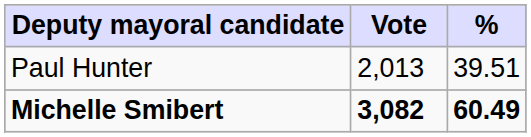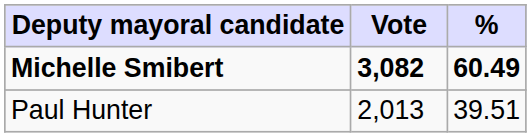rows swapped: (117, 110) <-> (82, 68)
